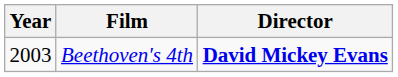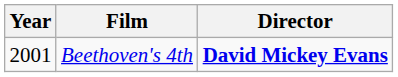(30, 54) 2003 -> (30, 54) 2001
